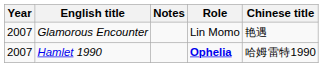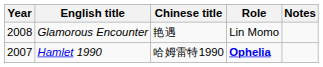columns swapped: (280, 13) <-> (169, 13)
(20, 32) 2007 -> (20, 32) 2008
